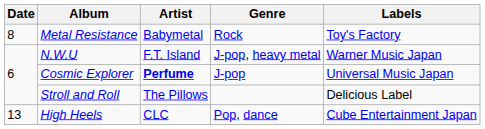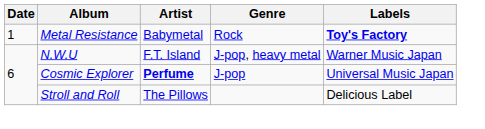(11, 34) 8 -> (11, 34) 1
(363, 34) normal -> (367, 34) bold
- row: (71, 114)
